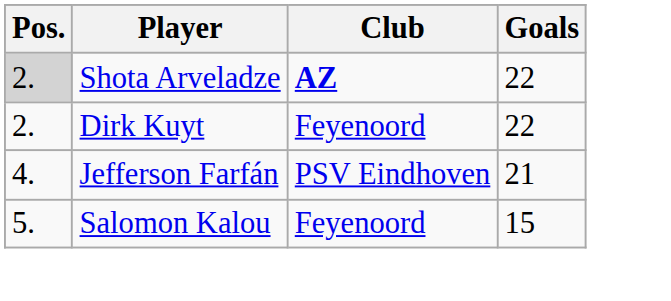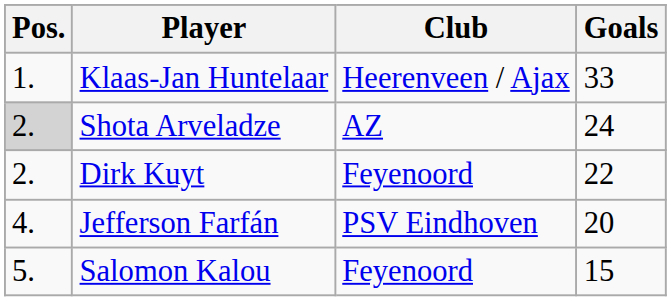+ row: (204, 77)
(316, 77) bold -> (363, 125) normal
(520, 77) 22 -> (599, 125) 24
(520, 174) 21 -> (599, 222) 20
